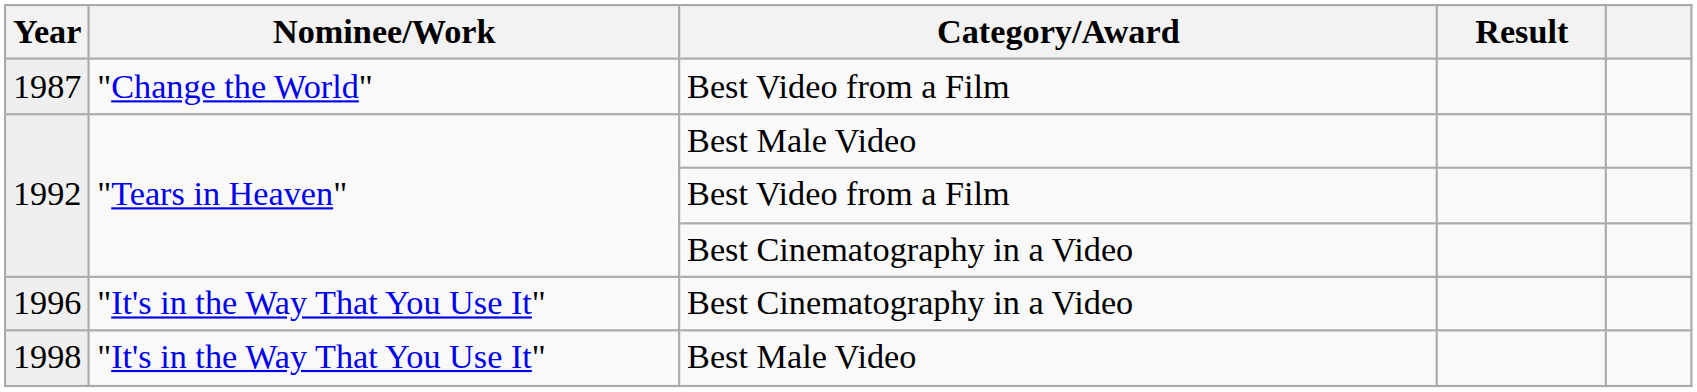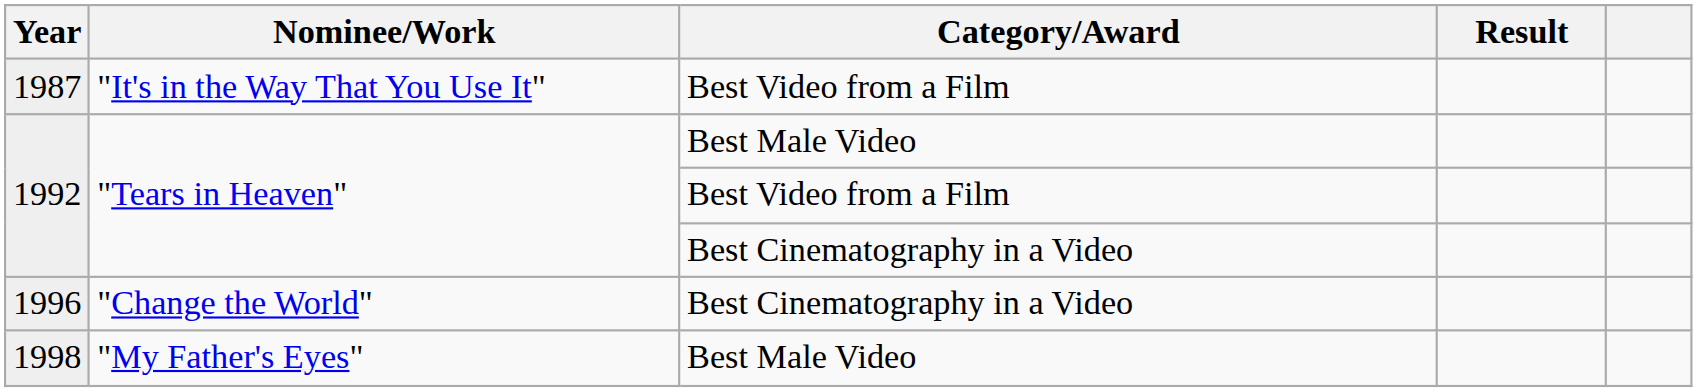(235, 85) "Change the World" -> (322, 85) "It's in the Way That You Use It"
(322, 303) "It's in the Way That You Use It" -> (235, 303) "Change the World"
(322, 357) "It's in the Way That You Use It" -> (230, 357) "My Father's Eyes"
